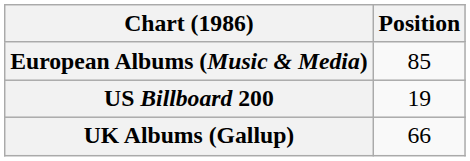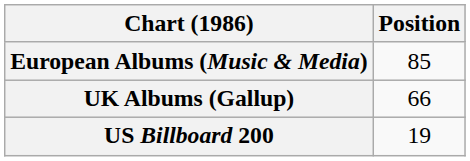rows swapped: (189, 135) <-> (189, 98)
